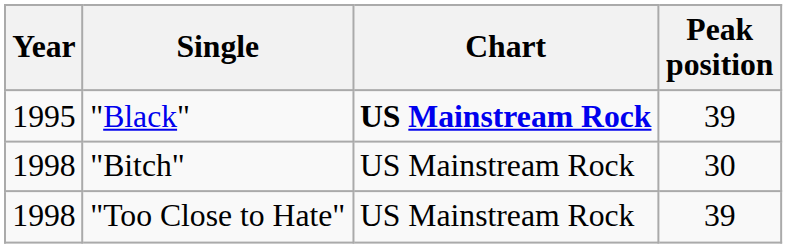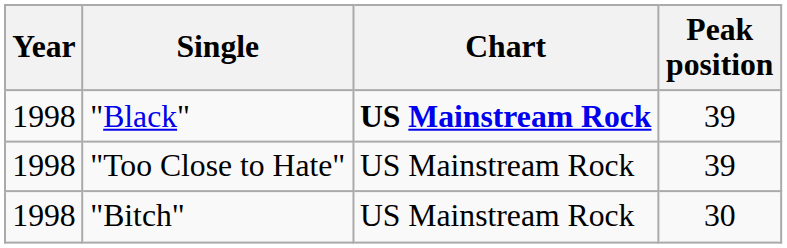(44, 115) 1995 -> (44, 115) 1998
rows swapped: (138, 165) <-> (218, 215)
